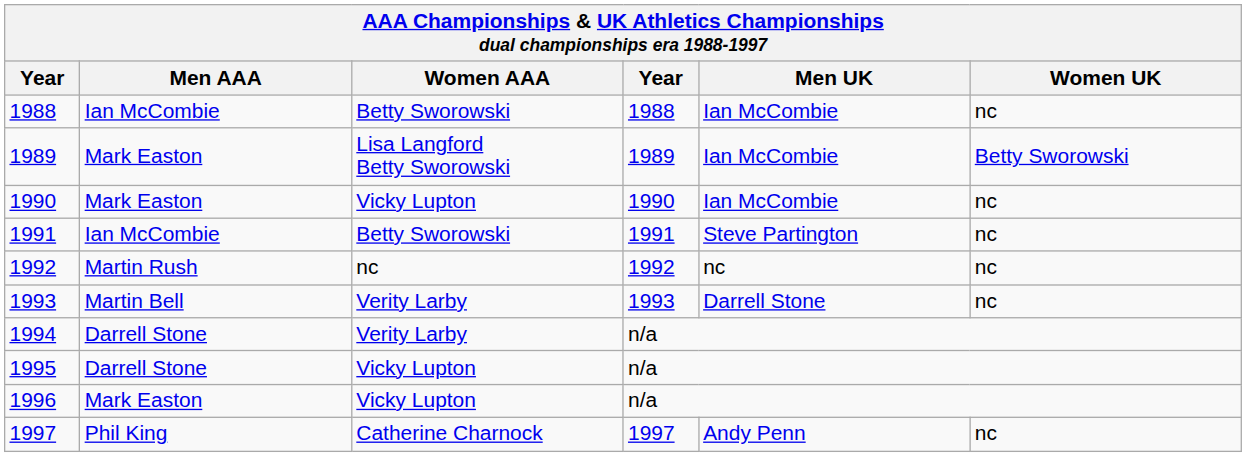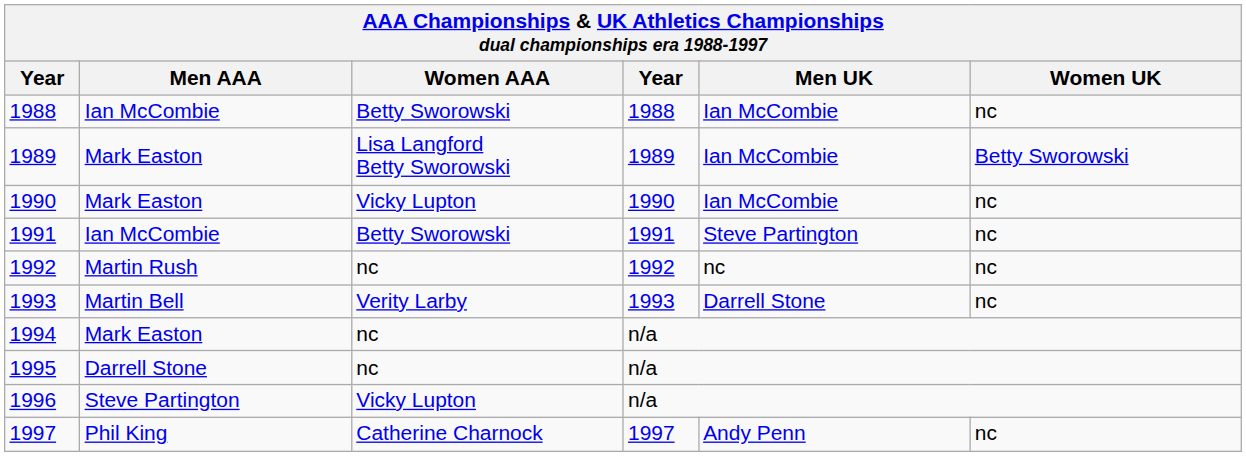(146, 334) Darrell Stone -> (143, 334) Mark Easton
(412, 334) Verity Larby -> (367, 334) nc
(416, 367) Vicky Lupton -> (367, 367) nc
(143, 400) Mark Easton -> (162, 400) Steve Partington
